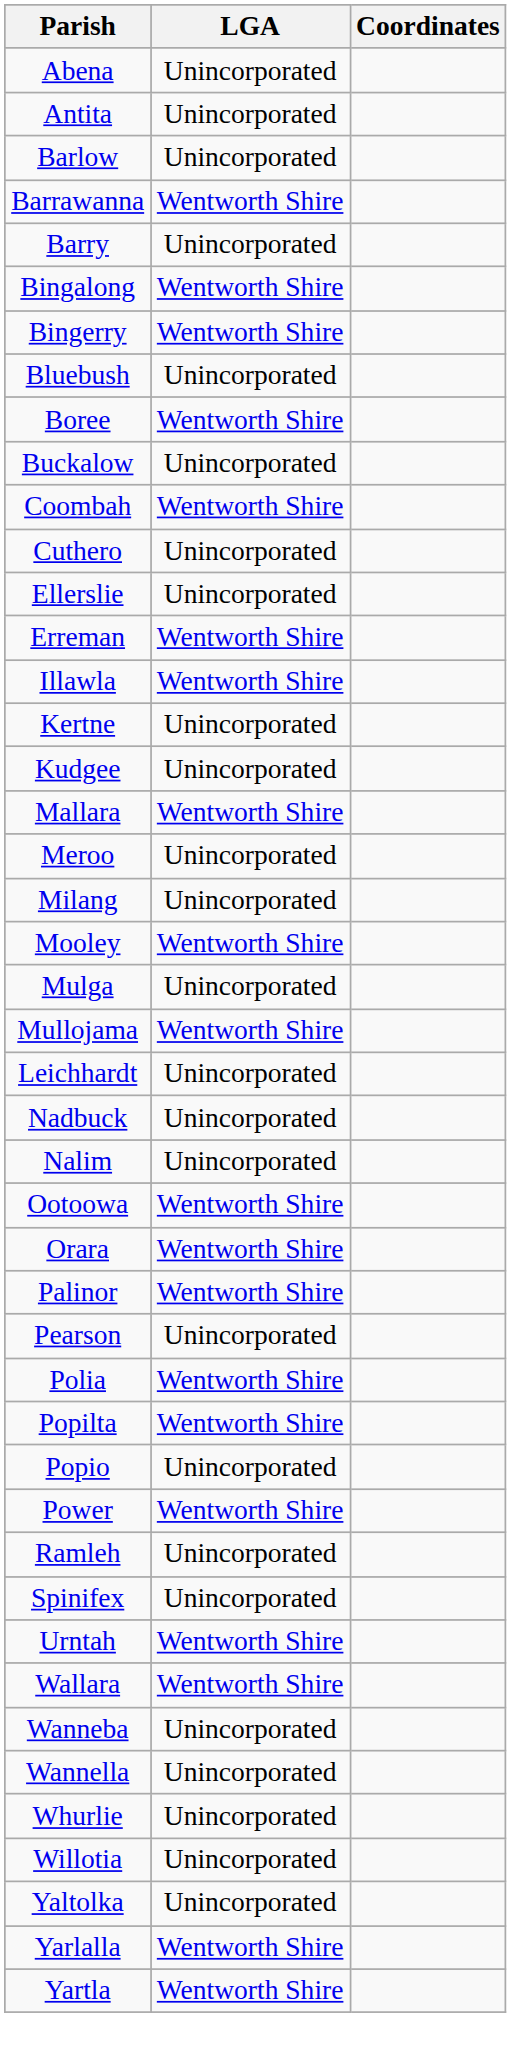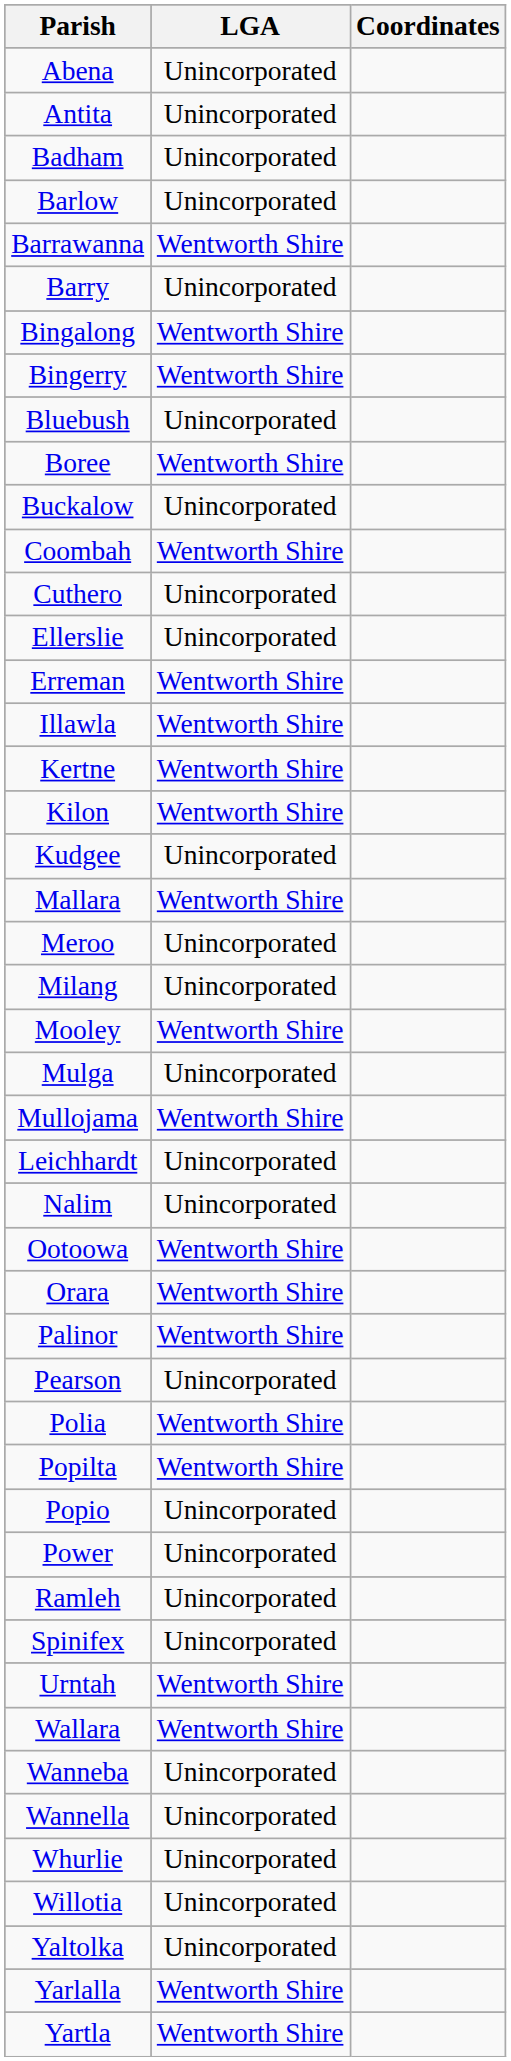+ row: (78, 157)
(250, 724) Unincorporated -> (250, 768) Wentworth Shire
+ row: (78, 811)
- row: (78, 1117)
(250, 1510) Wentworth Shire -> (250, 1553) Unincorporated
